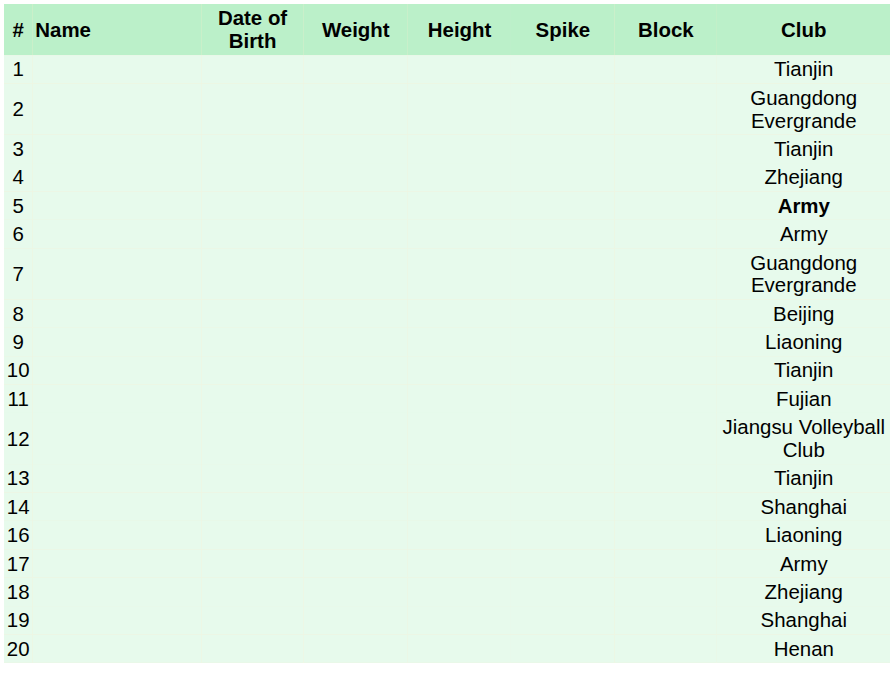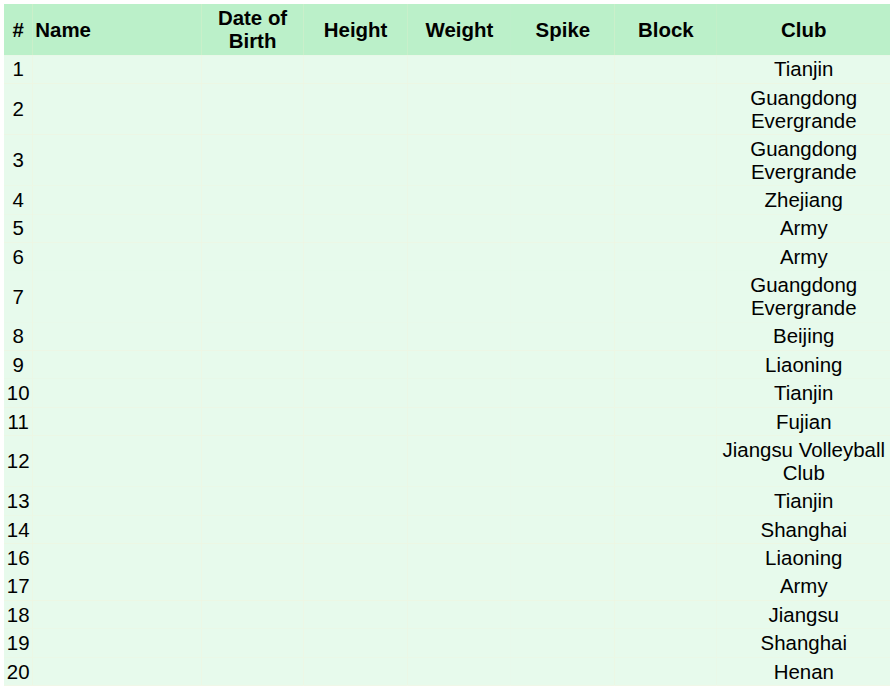columns swapped: (460, 30) <-> (356, 30)
(804, 149) Tianjin -> (804, 160) Guangdong Evergrande
(804, 206) bold -> (804, 228) normal
(804, 592) Zhejiang -> (804, 615) Jiangsu
